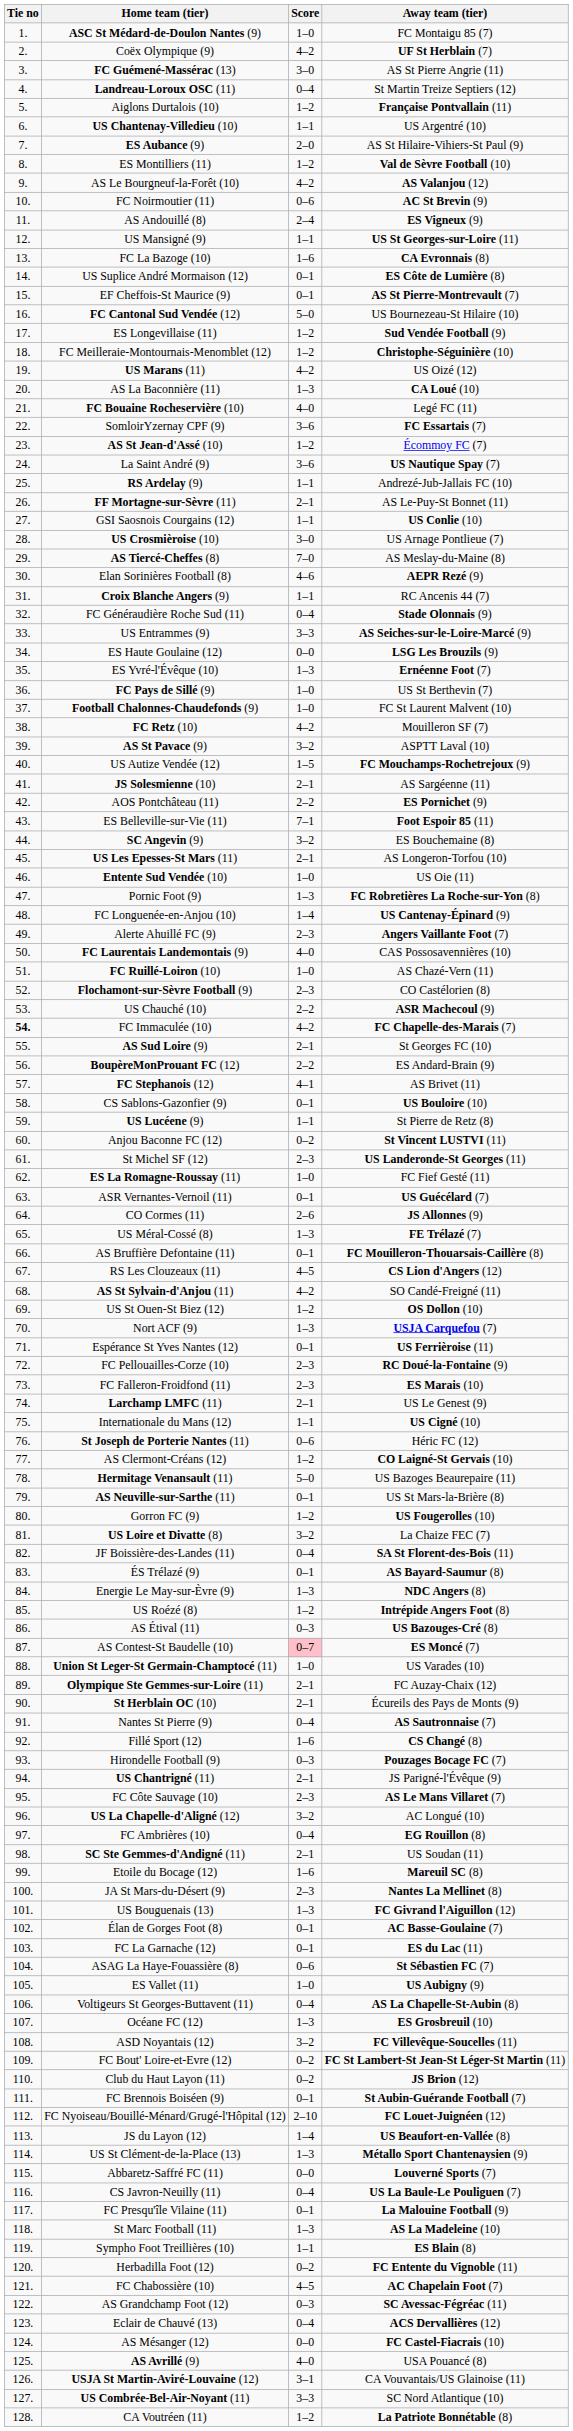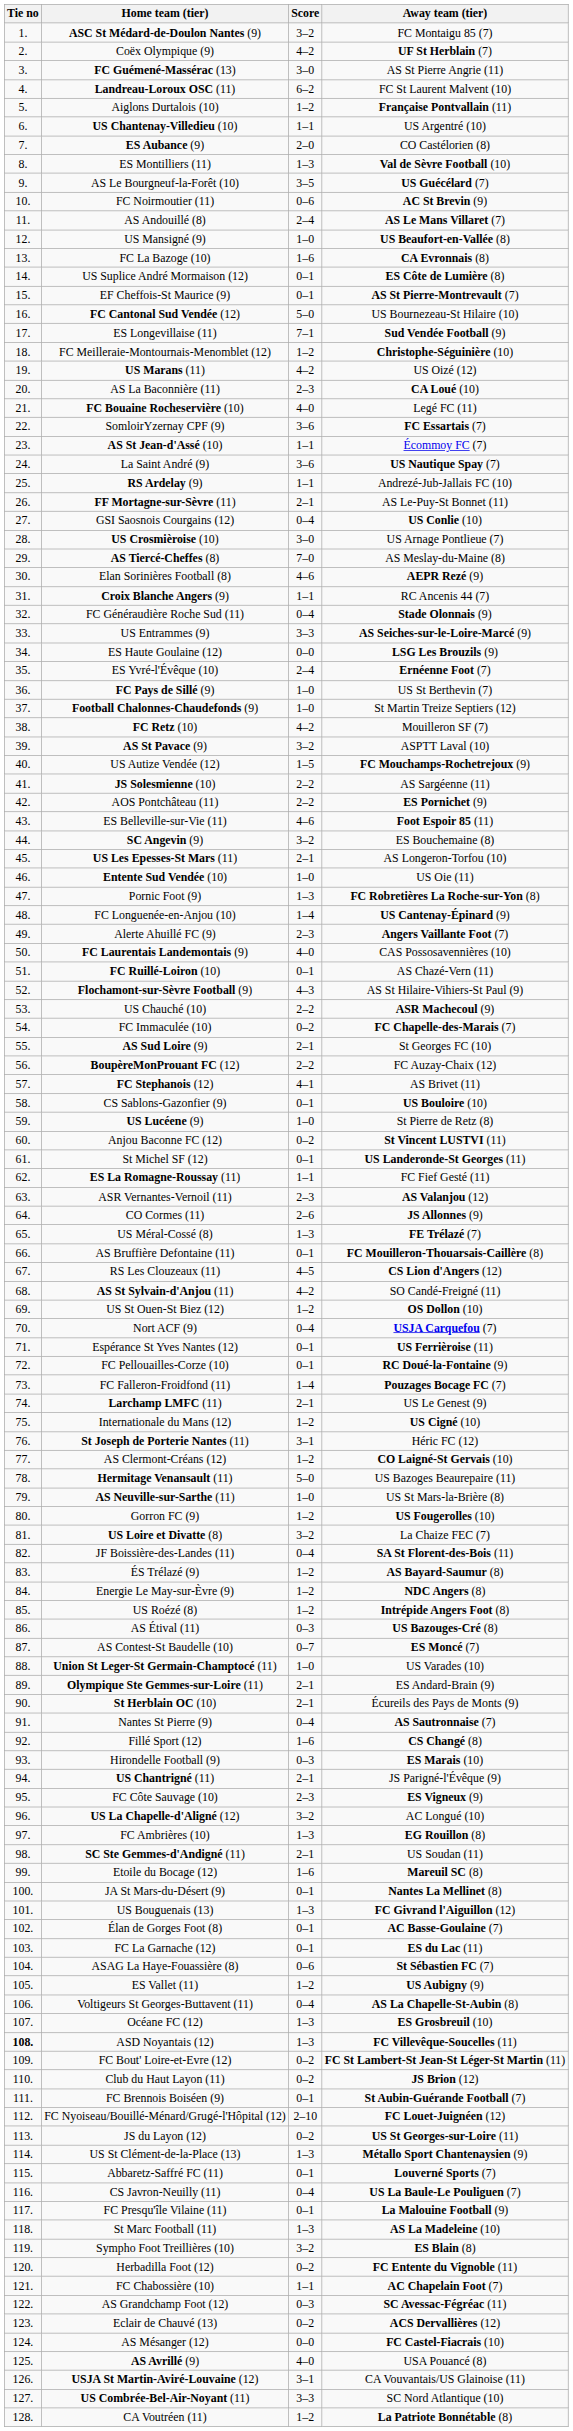(305, 32) 1–0 -> (305, 32) 3–2
(305, 88) 0–4 -> (305, 88) 6–2
(445, 88) St Martin Treize Septiers (12) -> (445, 88) FC St Laurent Malvent (10)
(445, 145) AS St Hilaire-Vihiers-St Paul (9) -> (445, 145) CO Castélorien (8)
(305, 164) 1–2 -> (305, 164) 1–3
(305, 182) 4–2 -> (305, 182) 3–5
(445, 182) AS Valanjou (12) -> (445, 182) US Guécélard (7)
(445, 220) ES Vigneux (9) -> (445, 220) AS Le Mans Villaret (7)
(305, 239) 1–1 -> (305, 239) 1–0
(445, 239) US St Georges-sur-Loire (11) -> (445, 239) US Beaufort-en-Vallée (8)
(305, 333) 1–2 -> (305, 333) 7–1
(305, 389) 1–3 -> (305, 389) 2–3
(305, 445) 1–2 -> (305, 445) 1–1
(305, 520) 1–1 -> (305, 520) 0–4
(305, 671) 1–3 -> (305, 671) 2–4
(445, 708) FC St Laurent Malvent (10) -> (445, 708) St Martin Treize Septiers (12)
(305, 783) 2–1 -> (305, 783) 2–2
(305, 821) 7–1 -> (305, 821) 4–6
(305, 971) 1–0 -> (305, 971) 0–1
(305, 990) 2–3 -> (305, 990) 4–3
(445, 990) CO Castélorien (8) -> (445, 990) AS St Hilaire-Vihiers-St Paul (9)
(23, 1027) bold -> (23, 1027) normal
(305, 1027) 4–2 -> (305, 1027) 0–2
(445, 1065) ES Andard-Brain (9) -> (445, 1065) FC Auzay-Chaix (12)
(305, 1121) 1–1 -> (305, 1121) 1–0
(305, 1159) 2–3 -> (305, 1159) 0–1
(305, 1178) 1–0 -> (305, 1178) 1–1
(305, 1196) 0–1 -> (305, 1196) 2–3
(445, 1196) US Guécélard (7) -> (445, 1196) AS Valanjou (12)
(305, 1328) 1–3 -> (305, 1328) 0–4
(305, 1365) 2–3 -> (305, 1365) 0–1
(305, 1384) 2–3 -> (305, 1384) 1–4
(445, 1384) ES Marais (10) -> (445, 1384) Pouzages Bocage FC (7)
(305, 1422) 1–1 -> (305, 1422) 1–2
(305, 1440) 0–6 -> (305, 1440) 3–1
(305, 1497) 0–1 -> (305, 1497) 1–0
(305, 1572) 0–1 -> (305, 1572) 1–2
(305, 1591) 1–3 -> (305, 1591) 1–2
(305, 1647) pink background -> (305, 1647) no background
(445, 1685) FC Auzay-Chaix (12) -> (445, 1685) ES Andard-Brain (9)
(445, 1760) Pouzages Bocage FC (7) -> (445, 1760) ES Marais (10)
(445, 1797) AS Le Mans Villaret (7) -> (445, 1797) ES Vigneux (9)
(305, 1835) 0–4 -> (305, 1835) 1–3
(305, 1891) 2–3 -> (305, 1891) 0–1
(305, 1985) 1–0 -> (305, 1985) 1–2
(23, 2041) normal -> (23, 2041) bold
(305, 2041) 3–2 -> (305, 2041) 1–3
(305, 2135) 1–4 -> (305, 2135) 0–2
(445, 2135) US Beaufort-en-Vallée (8) -> (445, 2135) US St Georges-sur-Loire (11)
(305, 2173) 0–0 -> (305, 2173) 0–1
(305, 2248) 1–1 -> (305, 2248) 3–2
(305, 2285) 4–5 -> (305, 2285) 1–1
(305, 2323) 0–4 -> (305, 2323) 0–2
